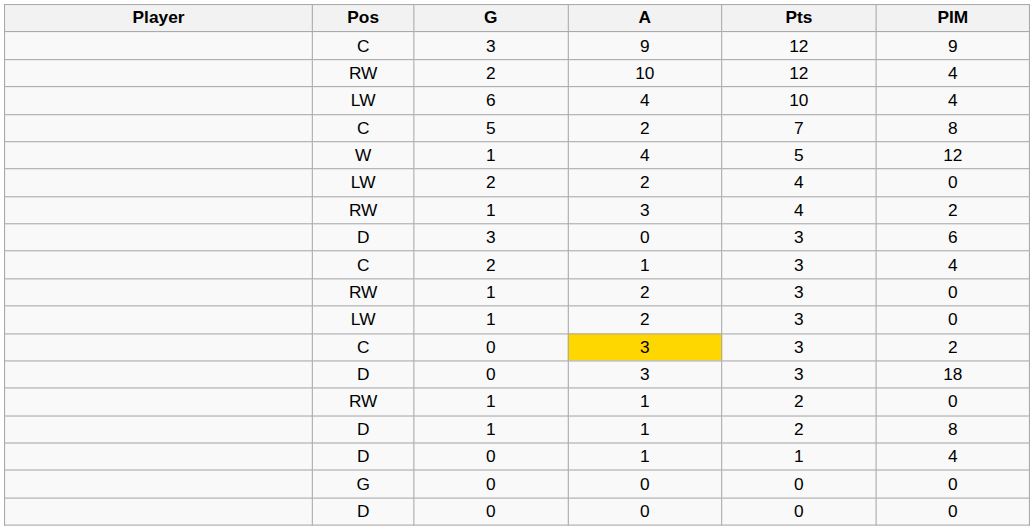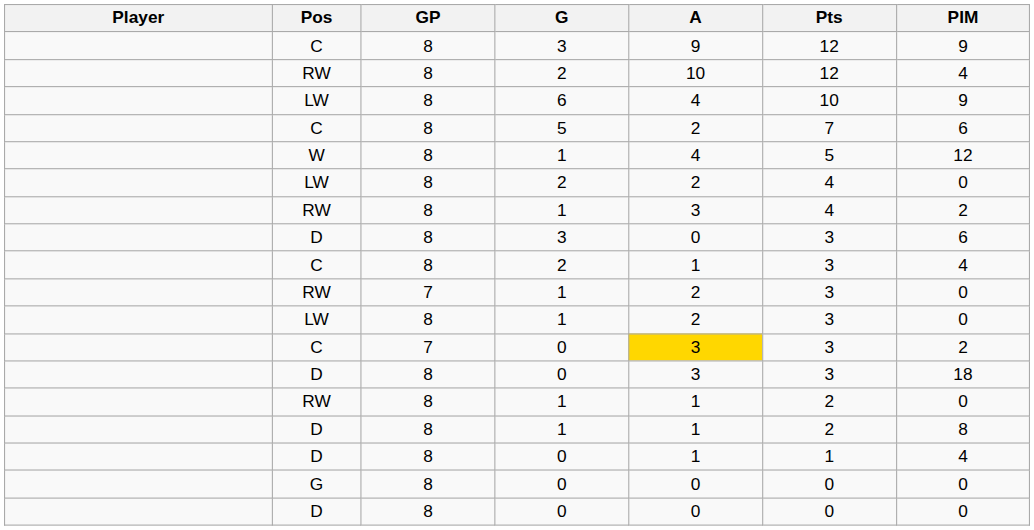+ column: (428, 18)
(953, 100) 4 -> (963, 100) 9
(953, 127) 8 -> (963, 127) 6
